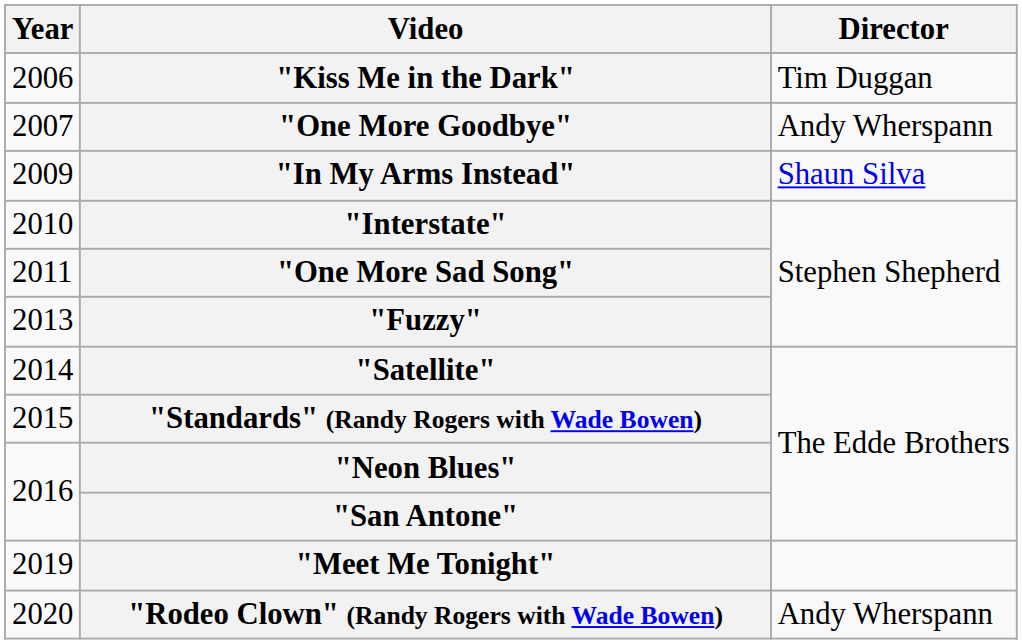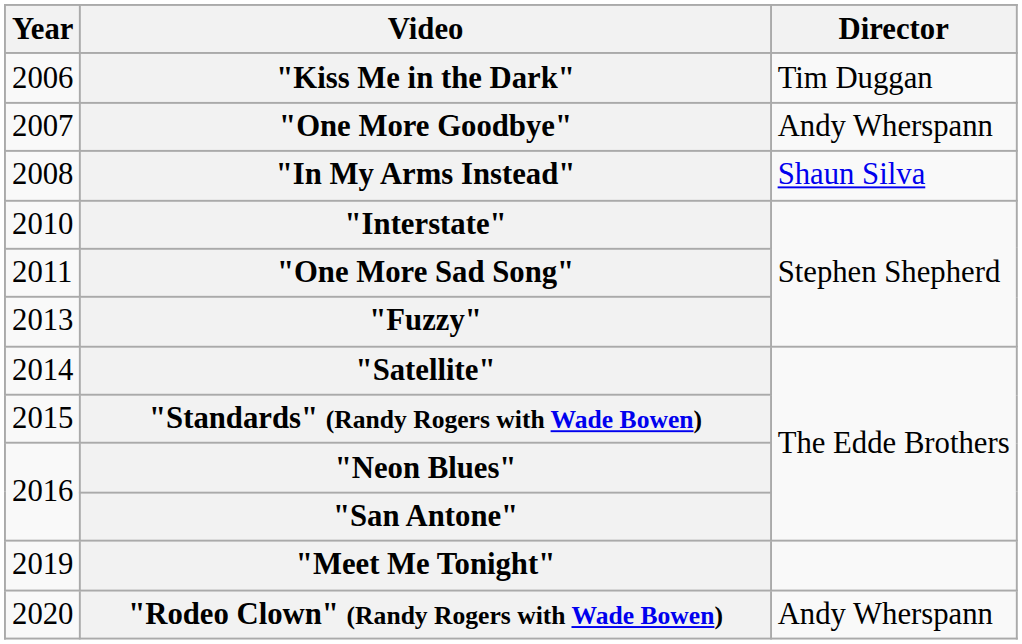(43, 175) 2009 -> (43, 175) 2008
